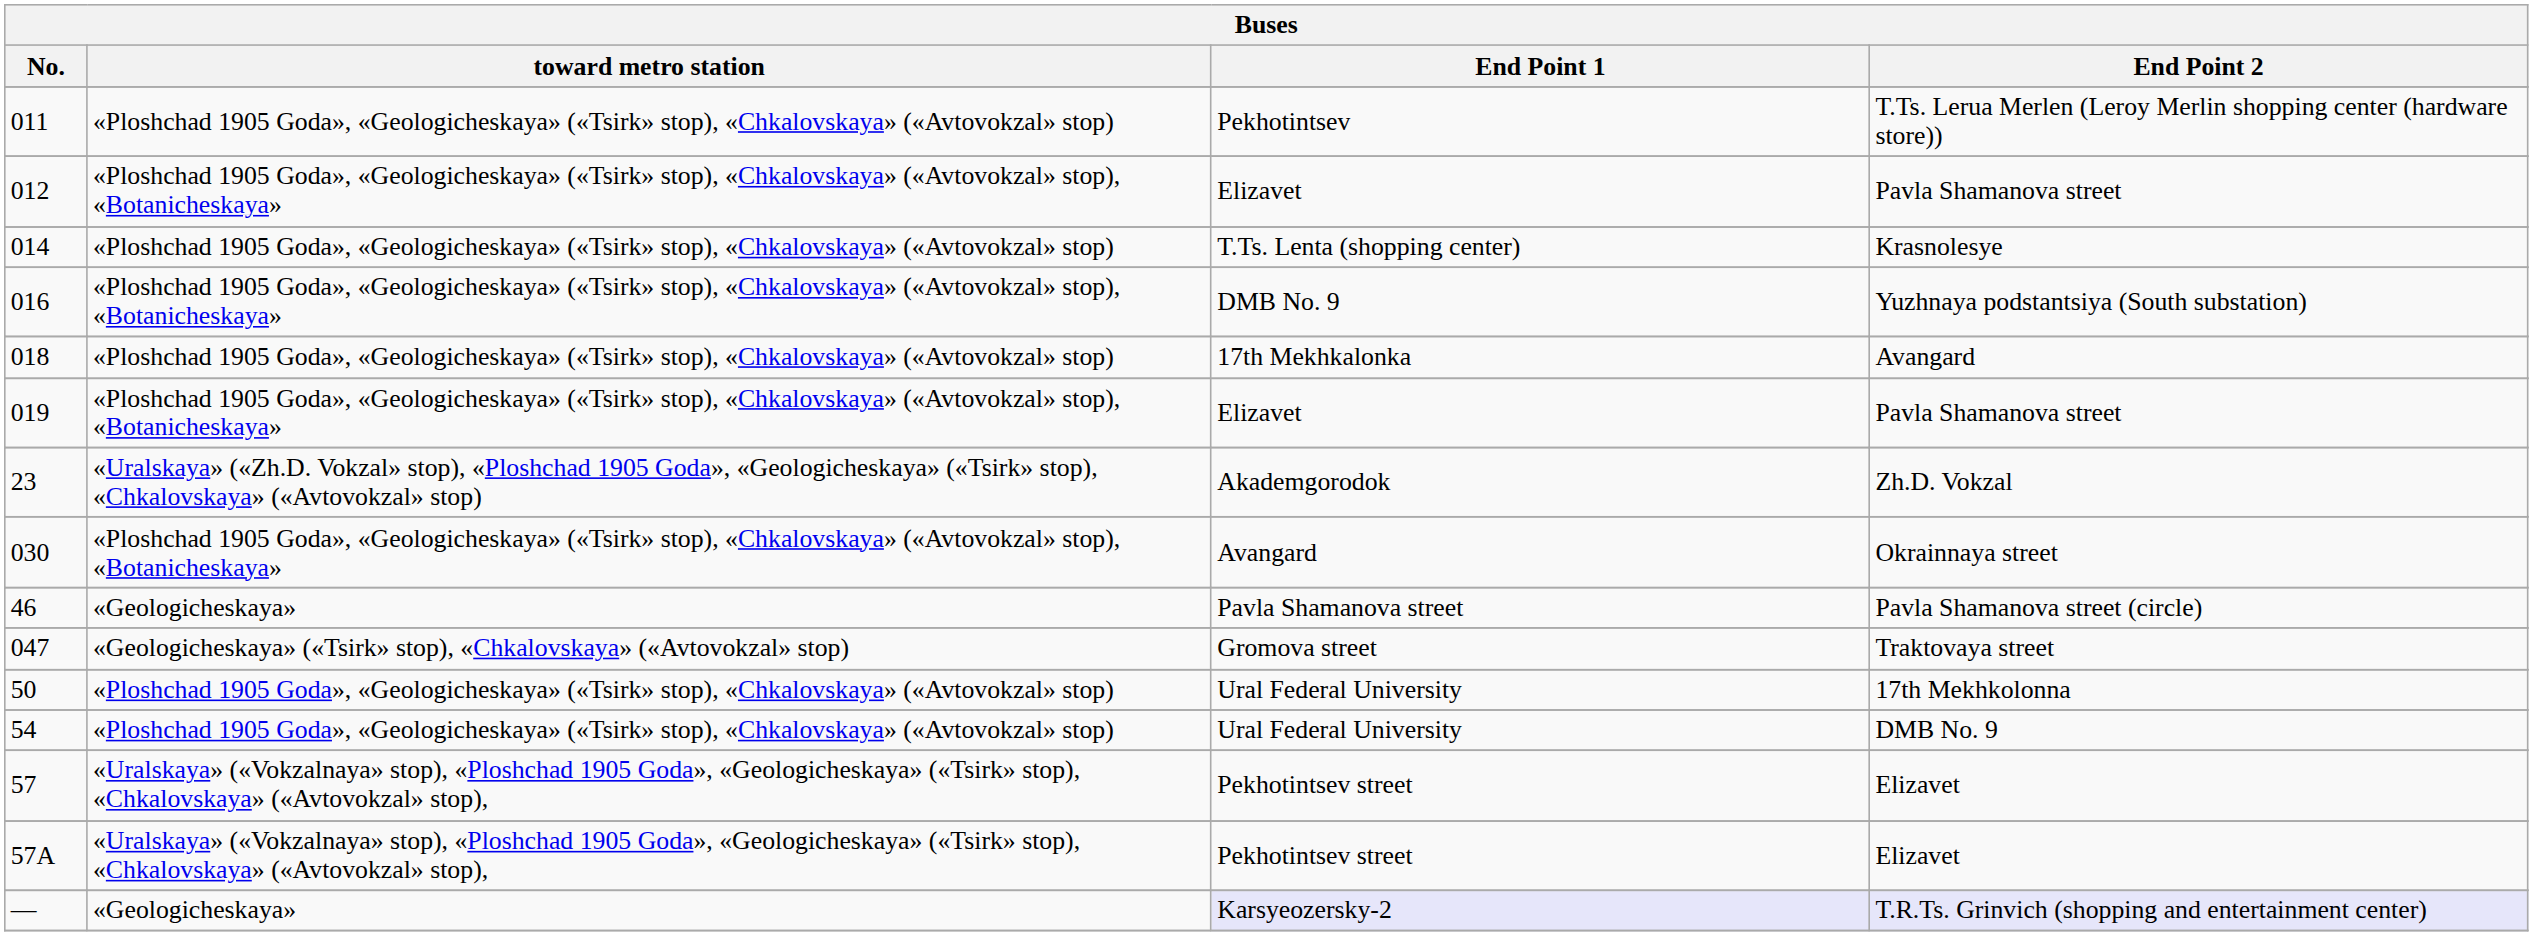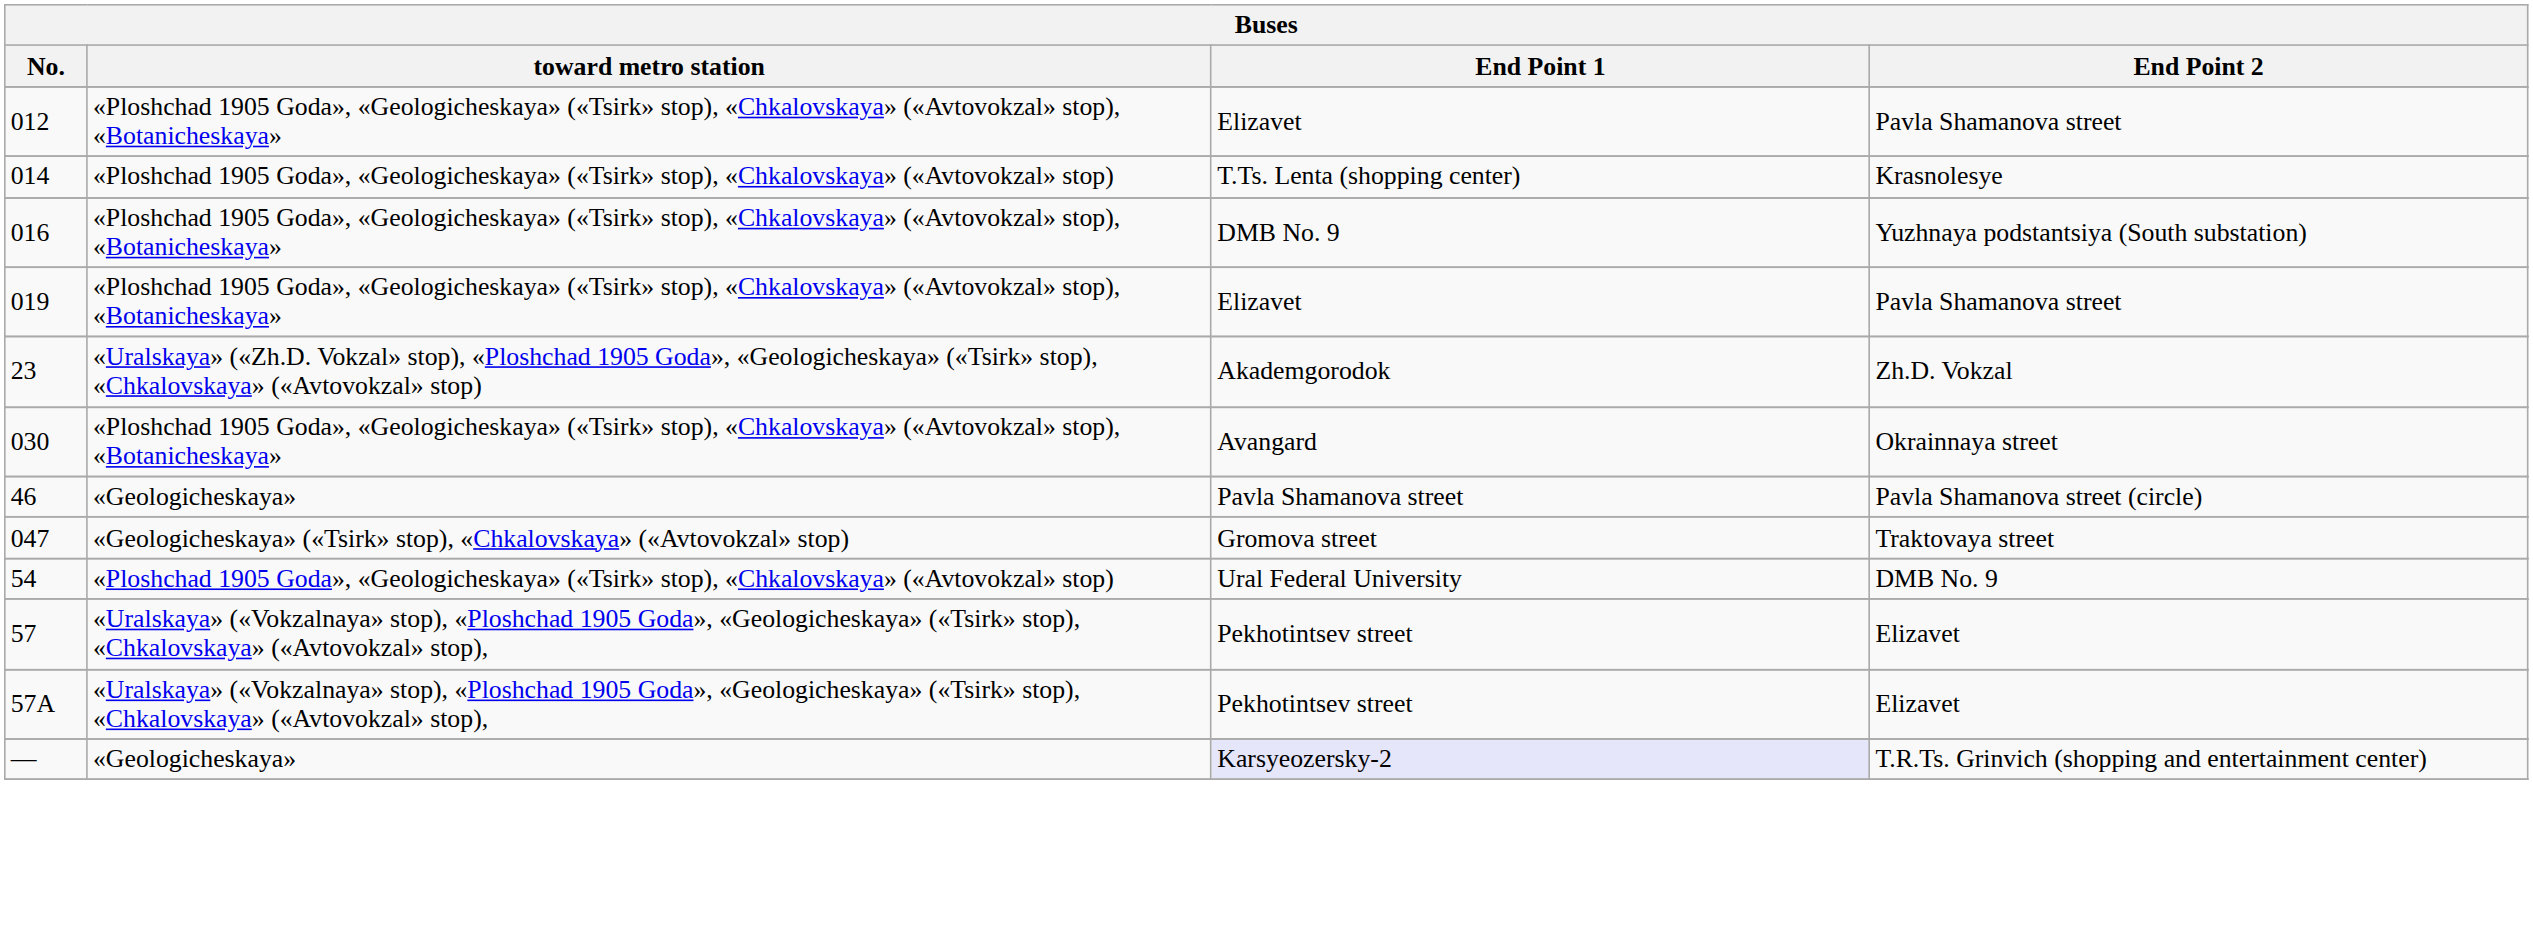- row: (30, 121)
- row: (30, 356)
- row: (24, 689)
(2151, 910) lavender background -> (2151, 758) no background
